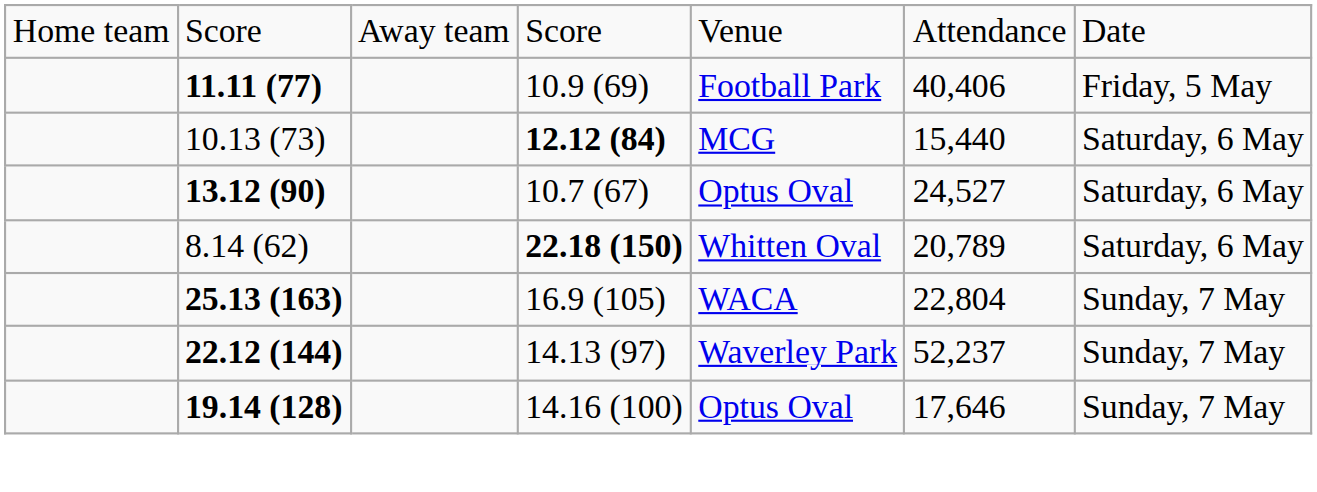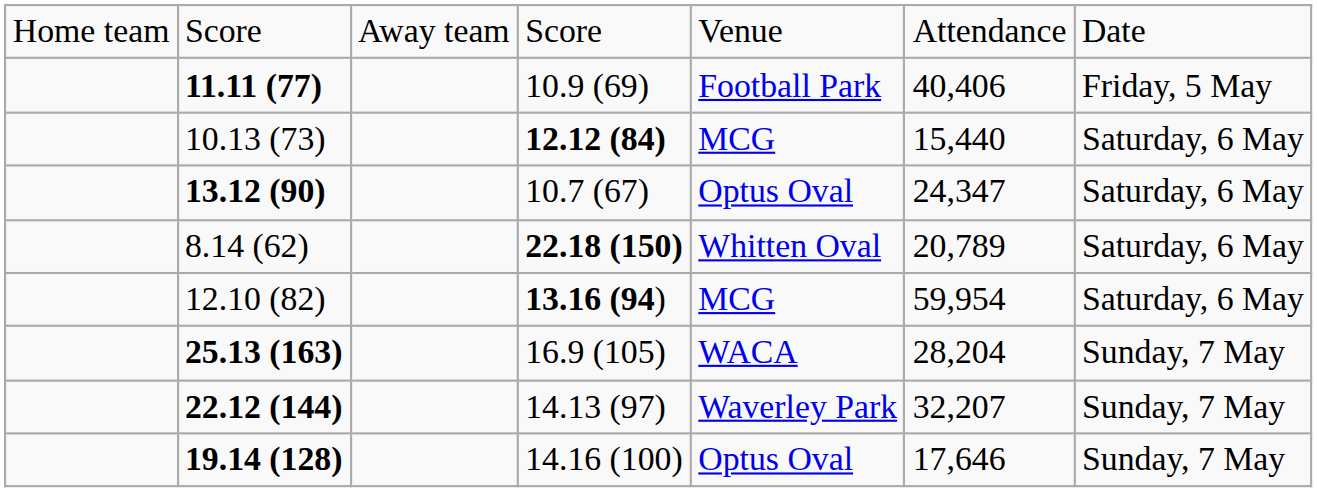(959, 191) 24,527 -> (959, 191) 24,347
+ row: (255, 298)
(959, 298) 22,804 -> (959, 352) 28,204
(959, 352) 52,237 -> (959, 406) 32,207
